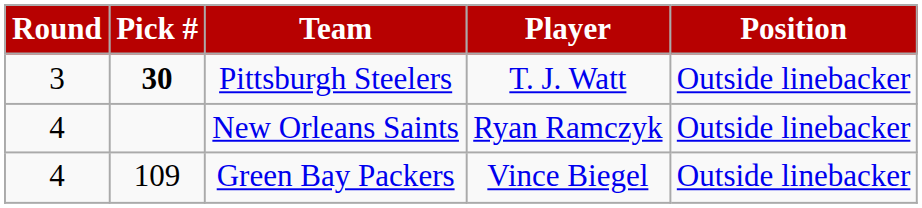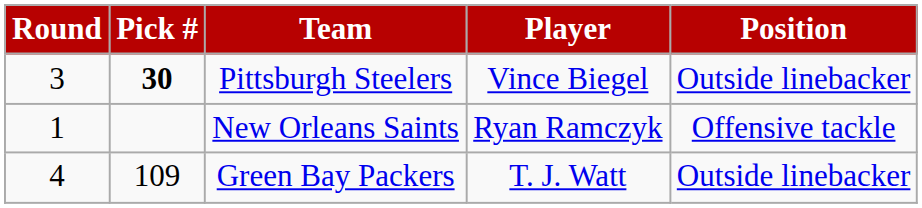(568, 78) T. J. Watt -> (568, 78) Vince Biegel
(57, 127) 4 -> (57, 127) 1
(794, 127) Outside linebacker -> (794, 127) Offensive tackle
(568, 176) Vince Biegel -> (568, 176) T. J. Watt
